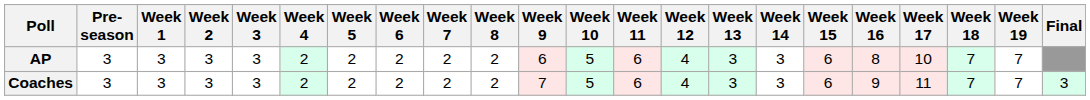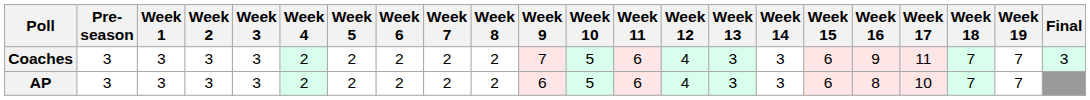rows swapped: (41, 59) <-> (41, 84)
